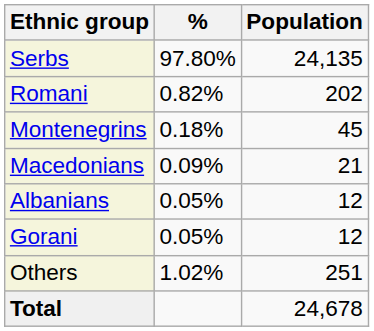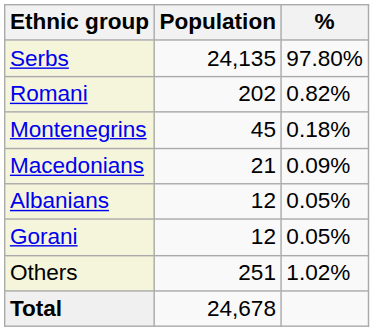columns swapped: (305, 22) <-> (198, 22)
